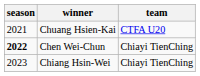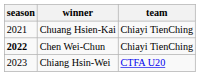(143, 29) CTFA U20 -> (157, 29) Chiayi TienChing
(157, 63) Chiayi TienChing -> (143, 63) CTFA U20
